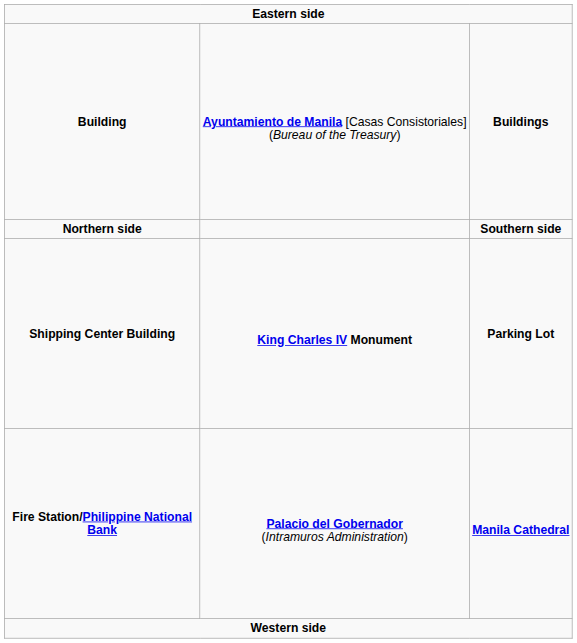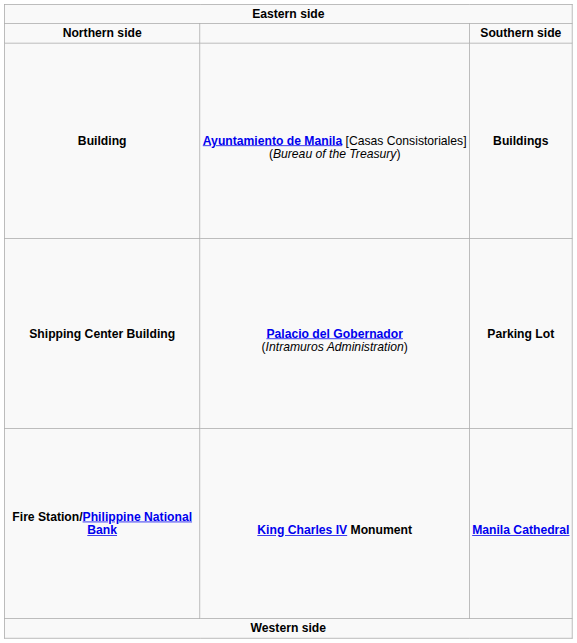rows swapped: (102, 229) <-> (102, 121)
(335, 340) King Charles IV Monument -> (335, 340) Palacio del Gobernador (Intramuros Administration)
(335, 530) Palacio del Gobernador (Intramuros Administration) -> (335, 530) King Charles IV Monument
